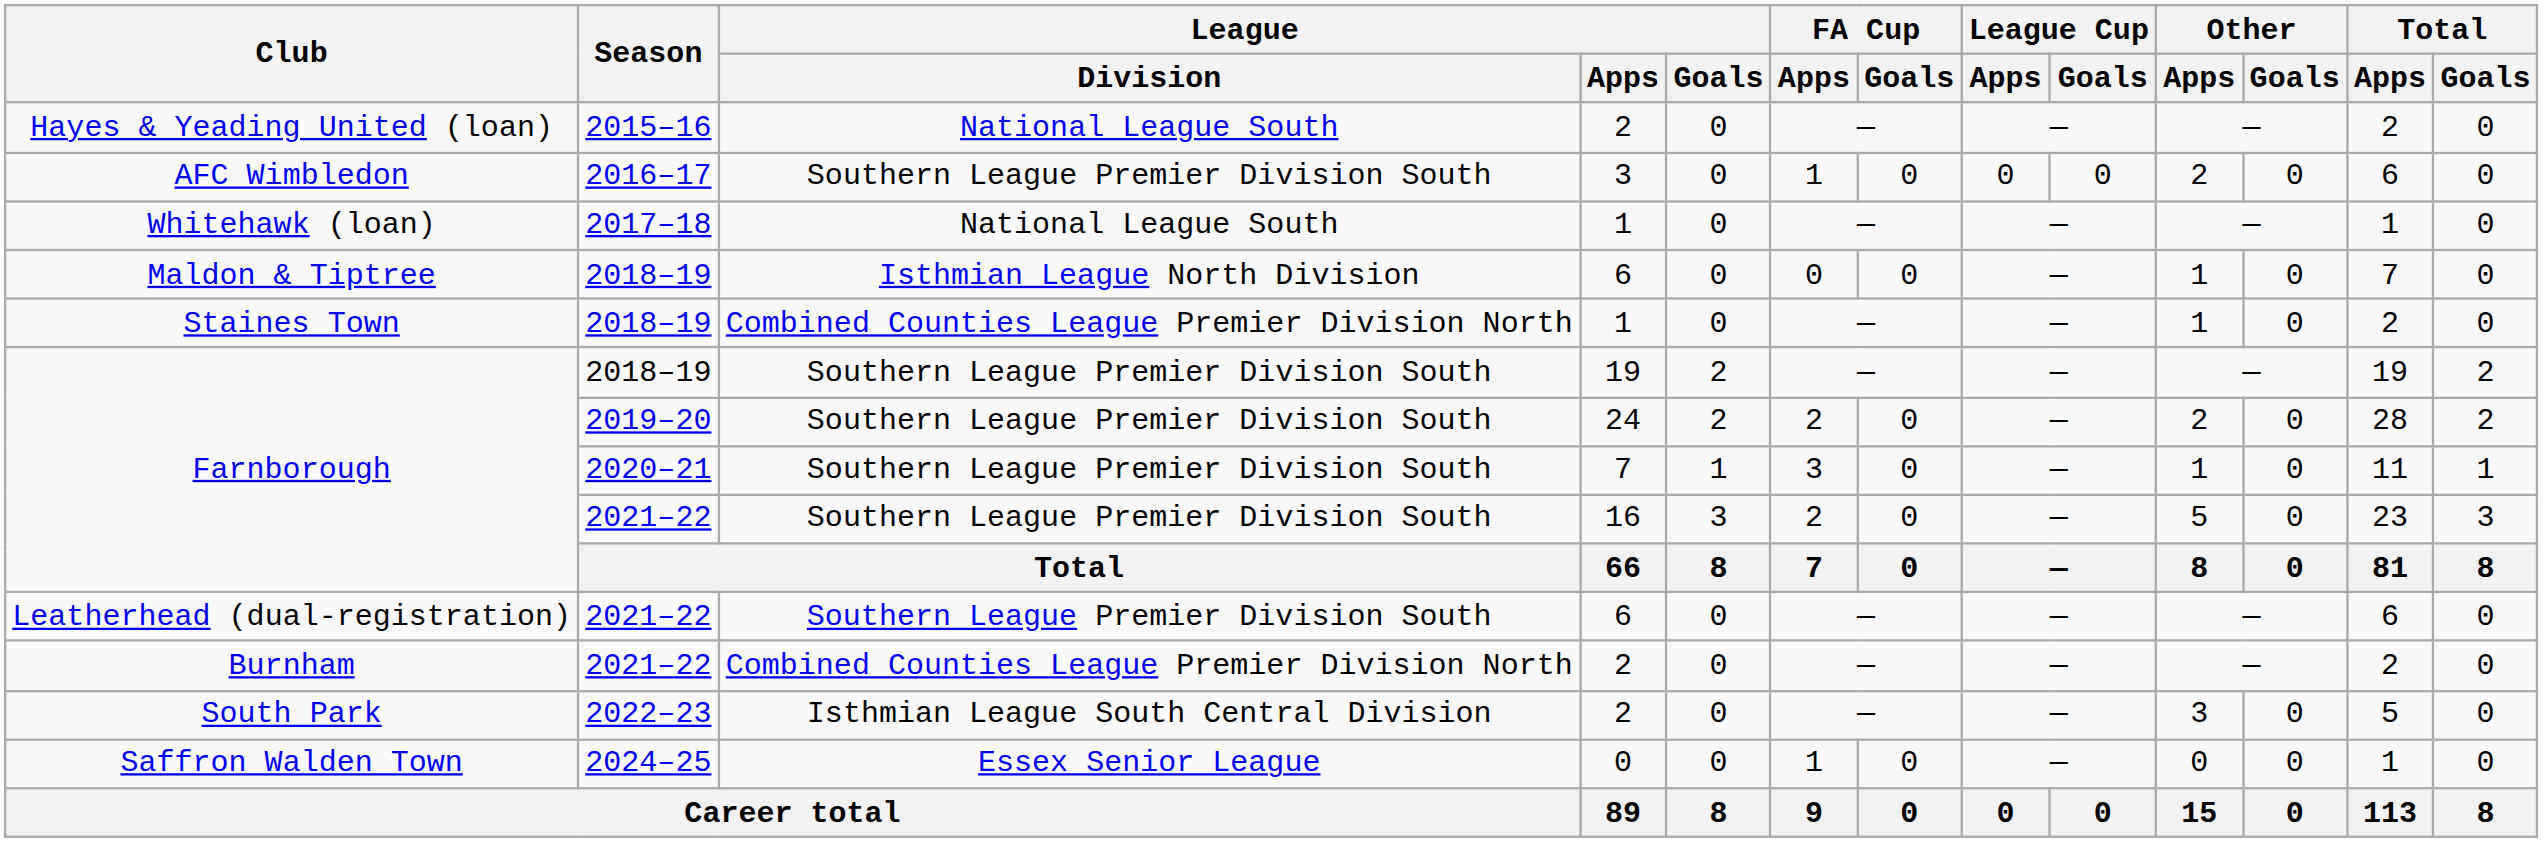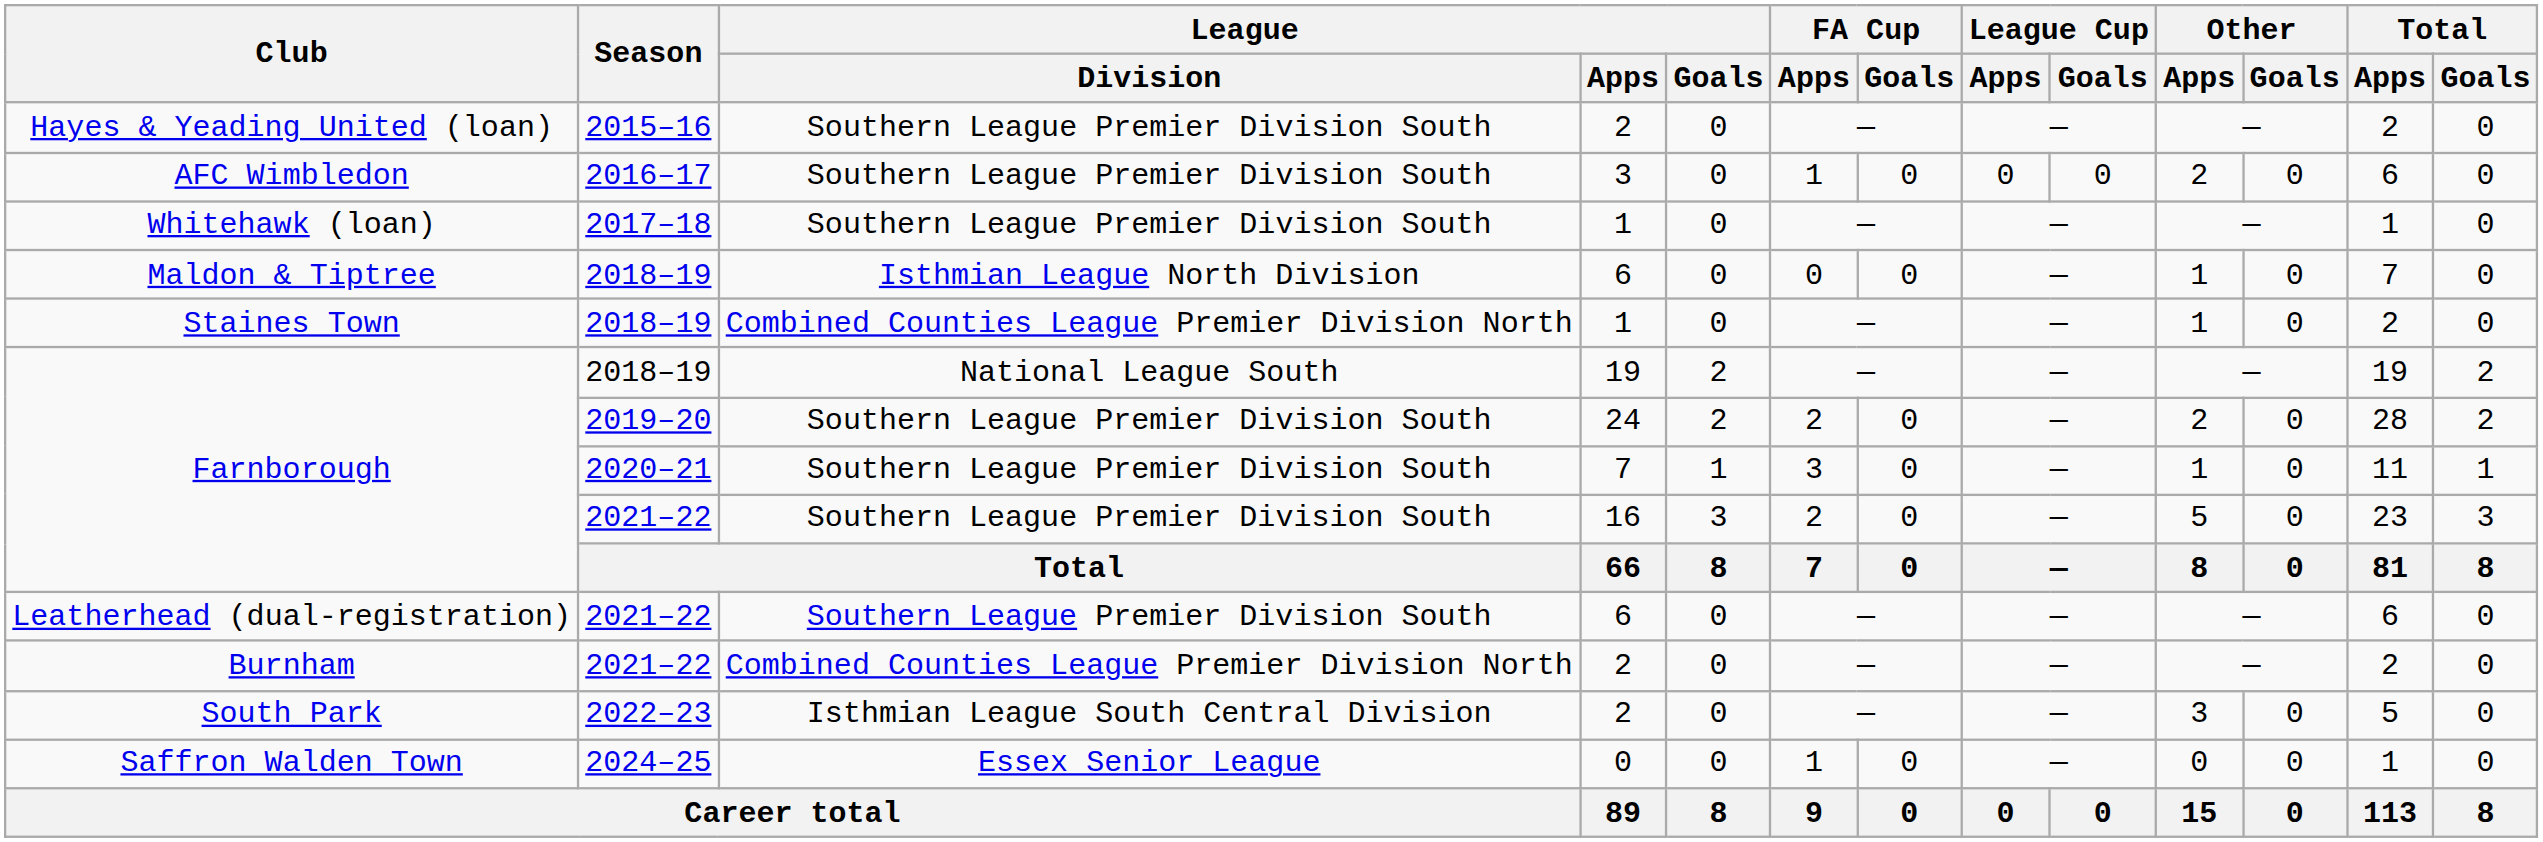(1149, 128) National League South -> (1149, 128) Southern League Premier Division South
(1149, 225) National League South -> (1149, 225) Southern League Premier Division South
(1149, 372) Southern League Premier Division South -> (1149, 372) National League South
